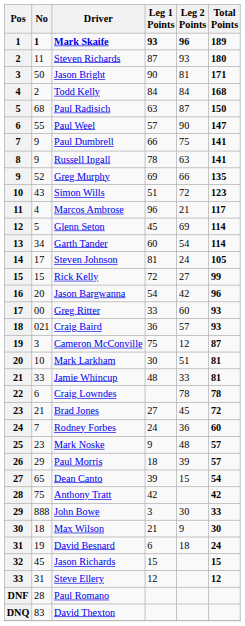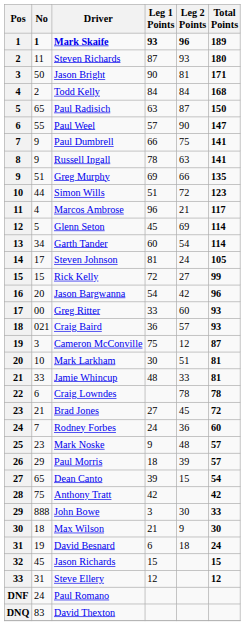(39, 109) 68 -> (39, 109) 65
(39, 176) 52 -> (39, 176) 51
(39, 193) 43 -> (39, 193) 44
(39, 596) 28 -> (39, 596) 24
